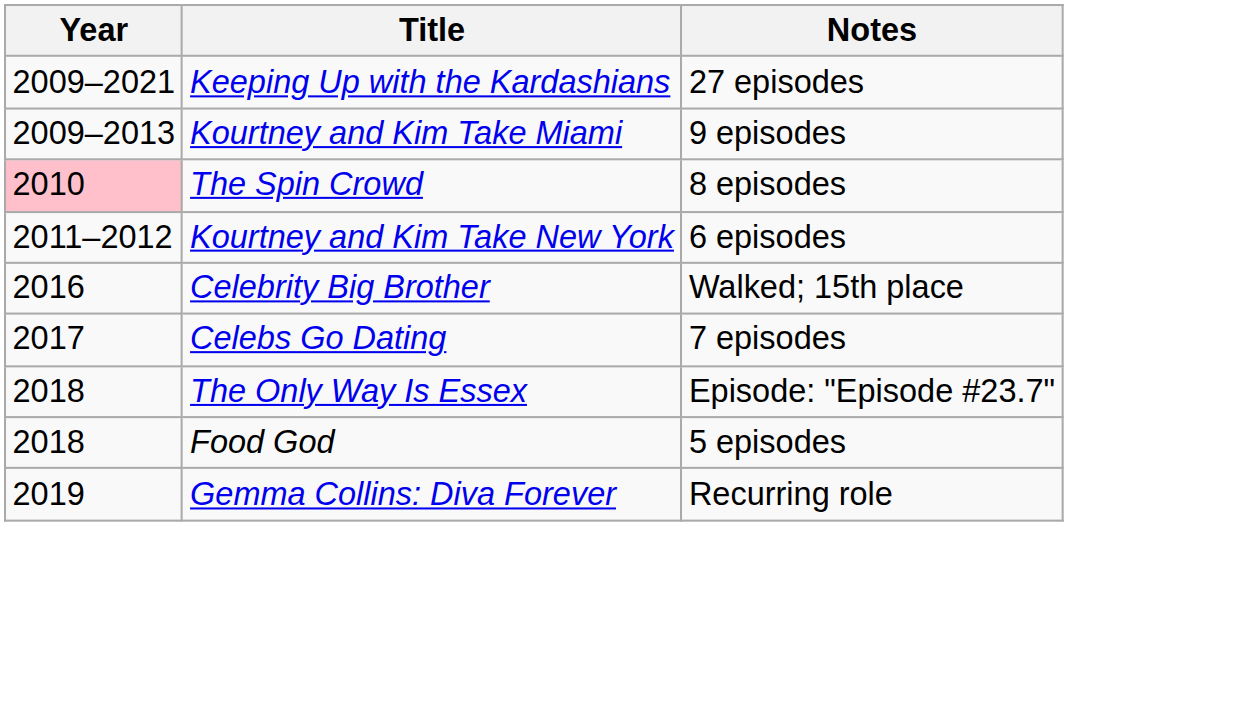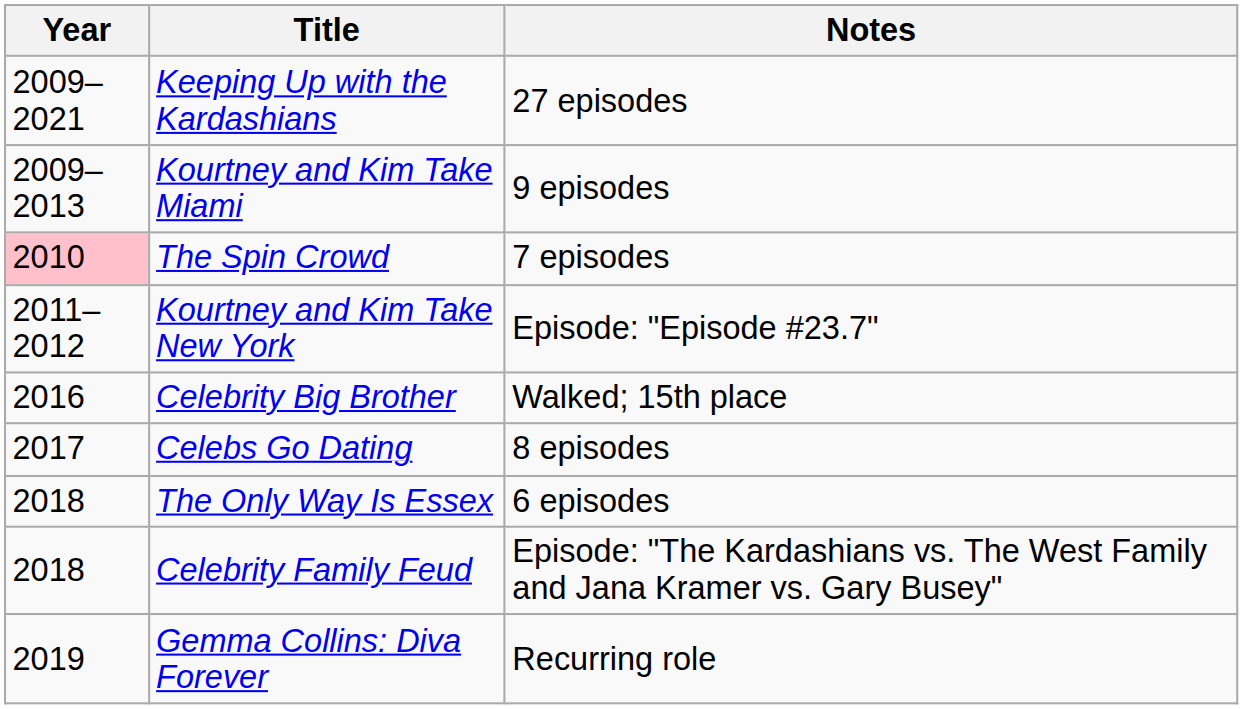(767, 184) 8 episodes -> (591, 257) 7 episodes
(767, 236) 6 episodes -> (695, 327) Episode: "Episode #23.7"
(767, 339) 7 episodes -> (591, 448) 8 episodes
(872, 390) Episode: "Episode #23.7" -> (591, 500) 6 episodes
- row: (262, 442)
+ row: (314, 570)
